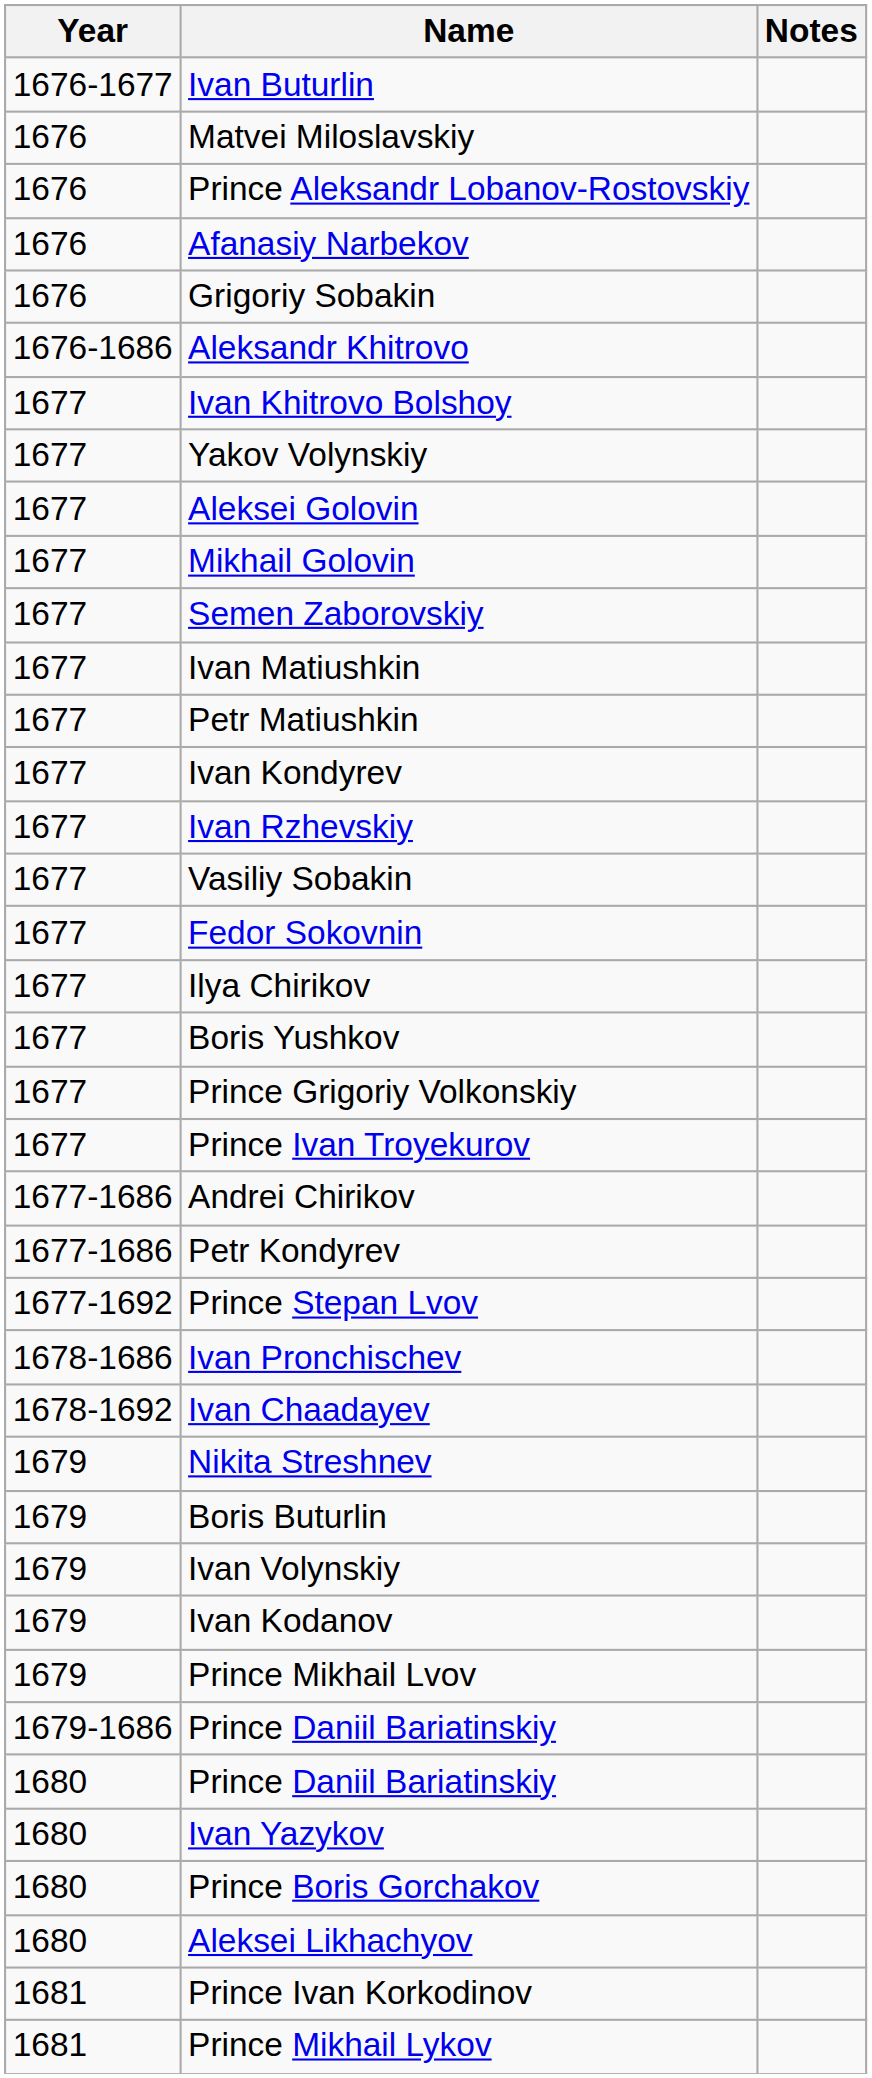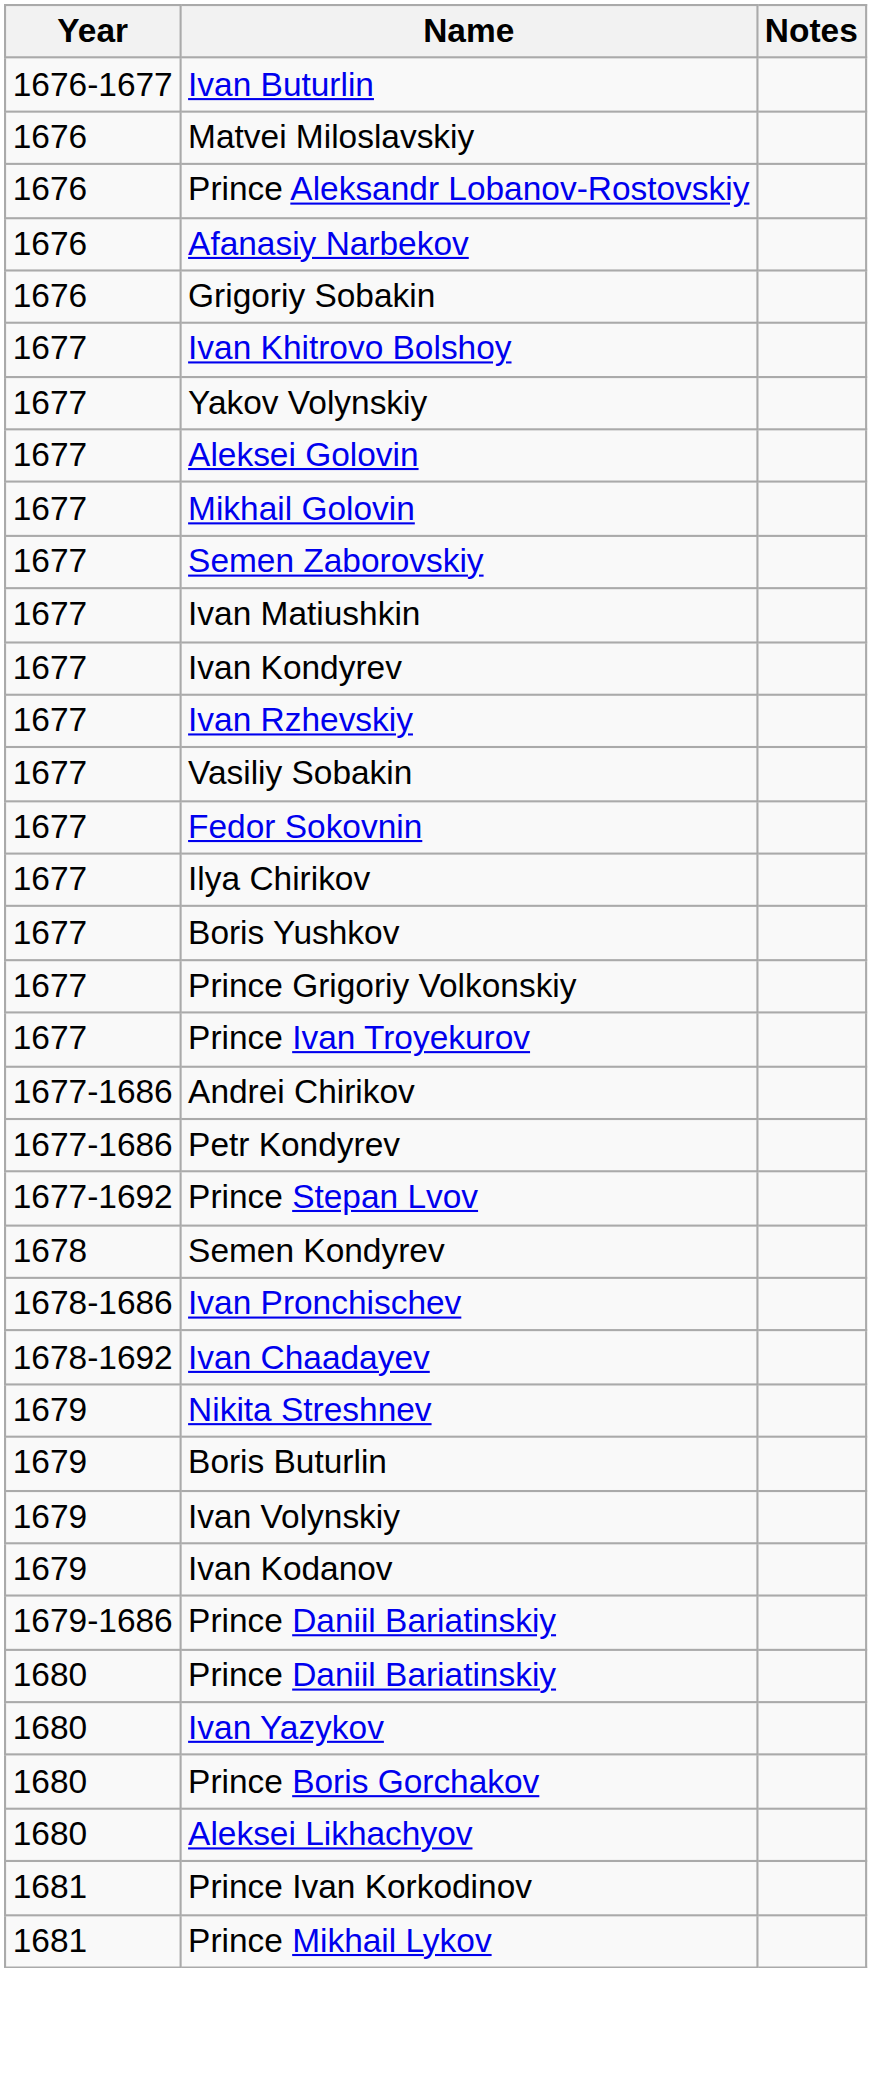- row: (93, 349)
- row: (50, 720)
+ row: (50, 1250)
- row: (50, 1675)
